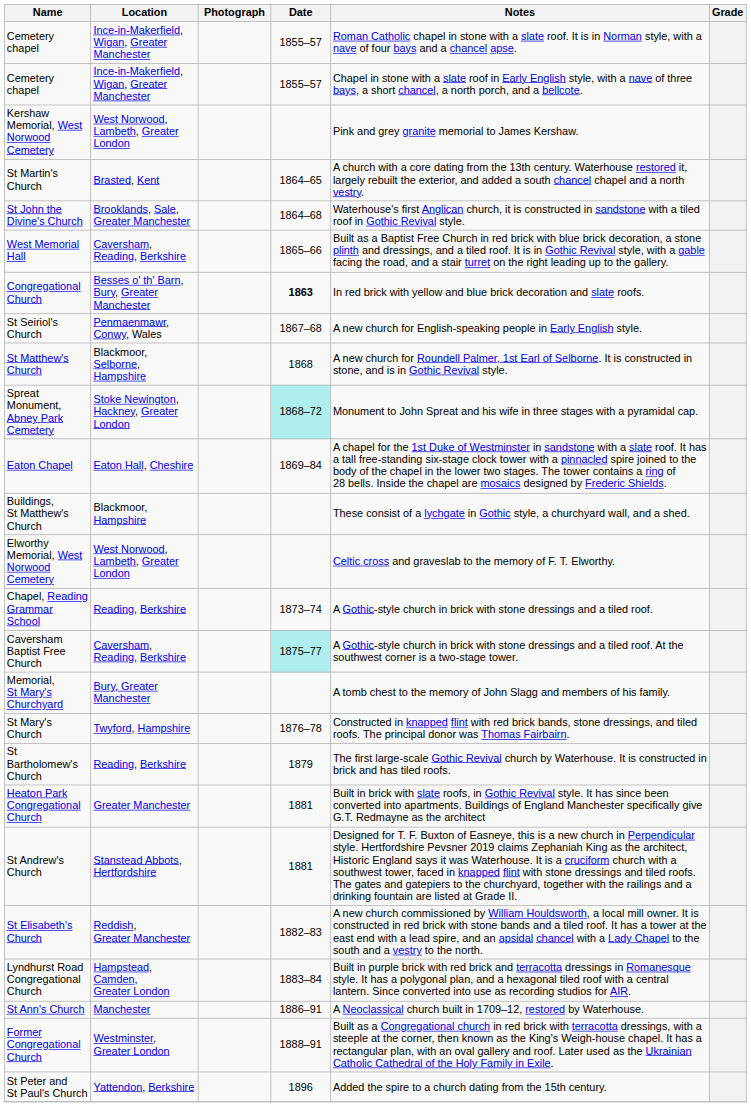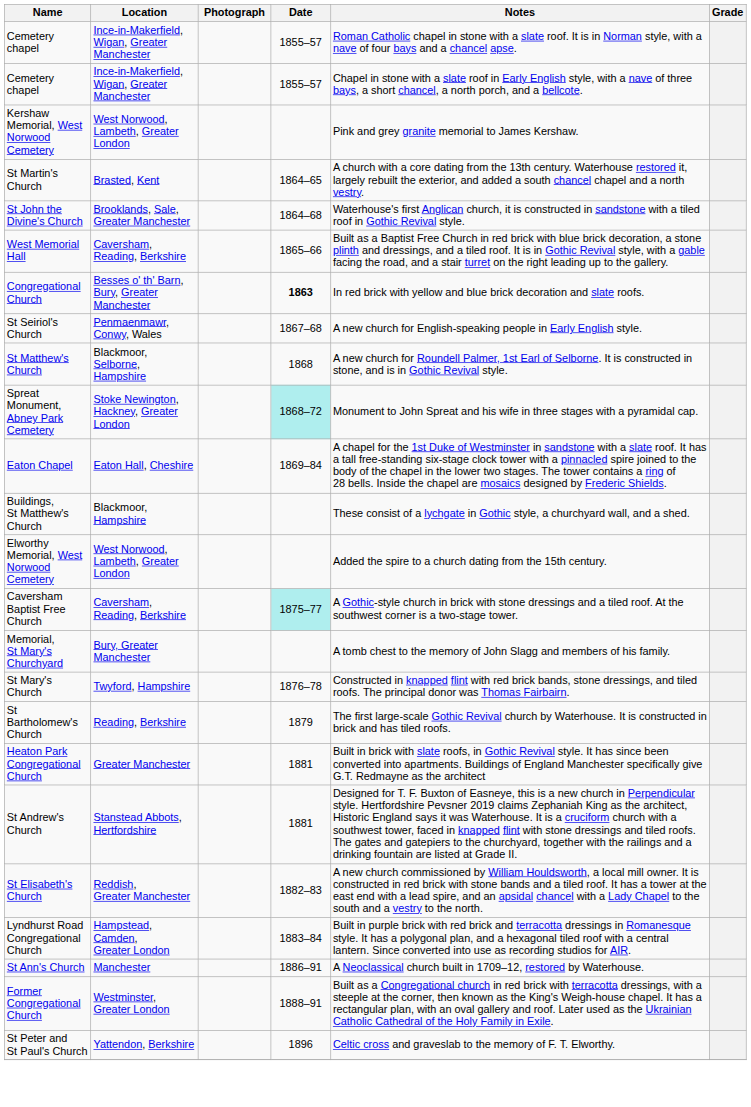(474, 561) Celtic cross and graveslab to the memory of F. T. Elworthy. -> (470, 561) Added the spire to a church dating from the 15th century.
- row: (47, 609)
(470, 1087) Added the spire to a church dating from the 15th century. -> (474, 1045) Celtic cross and graveslab to the memory of F. T. Elworthy.
